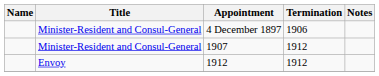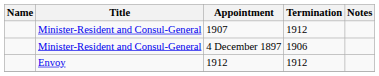rows swapped: (244, 29) <-> (217, 46)
